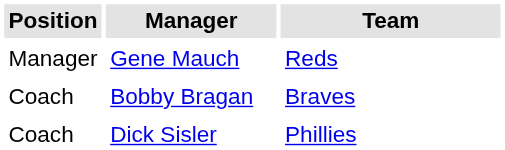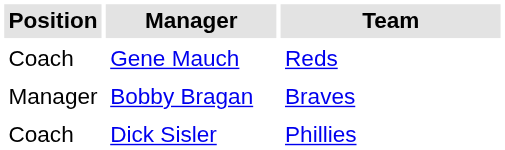(53, 59) Manager -> (41, 59) Coach
(41, 97) Coach -> (53, 97) Manager
